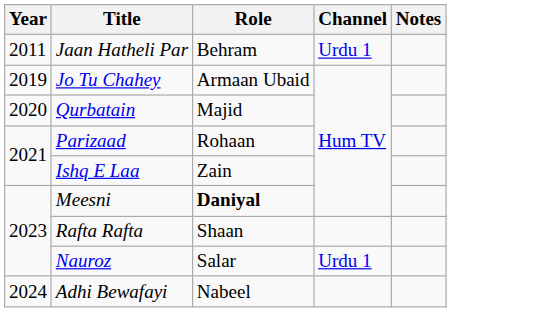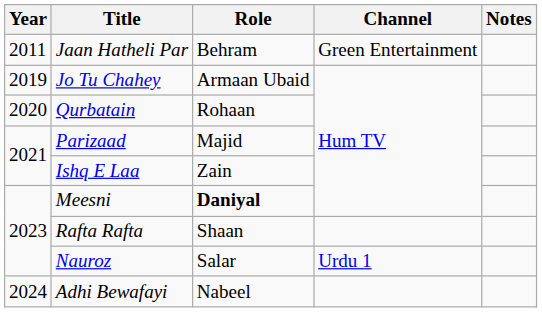(345, 49) Urdu 1 -> (398, 49) Green Entertainment
(220, 110) Majid -> (226, 110) Rohaan
(226, 140) Rohaan -> (220, 140) Majid
